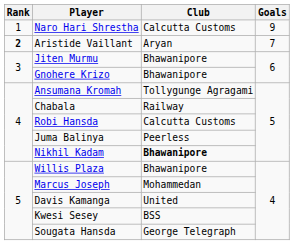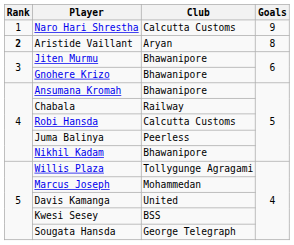(272, 44) 7 -> (272, 44) 8
(198, 91) Tollygunge Agragami -> (175, 91) Bhawanipore
(175, 153) bold -> (175, 153) normal
(175, 169) Bhawanipore -> (198, 169) Tollygunge Agragami
